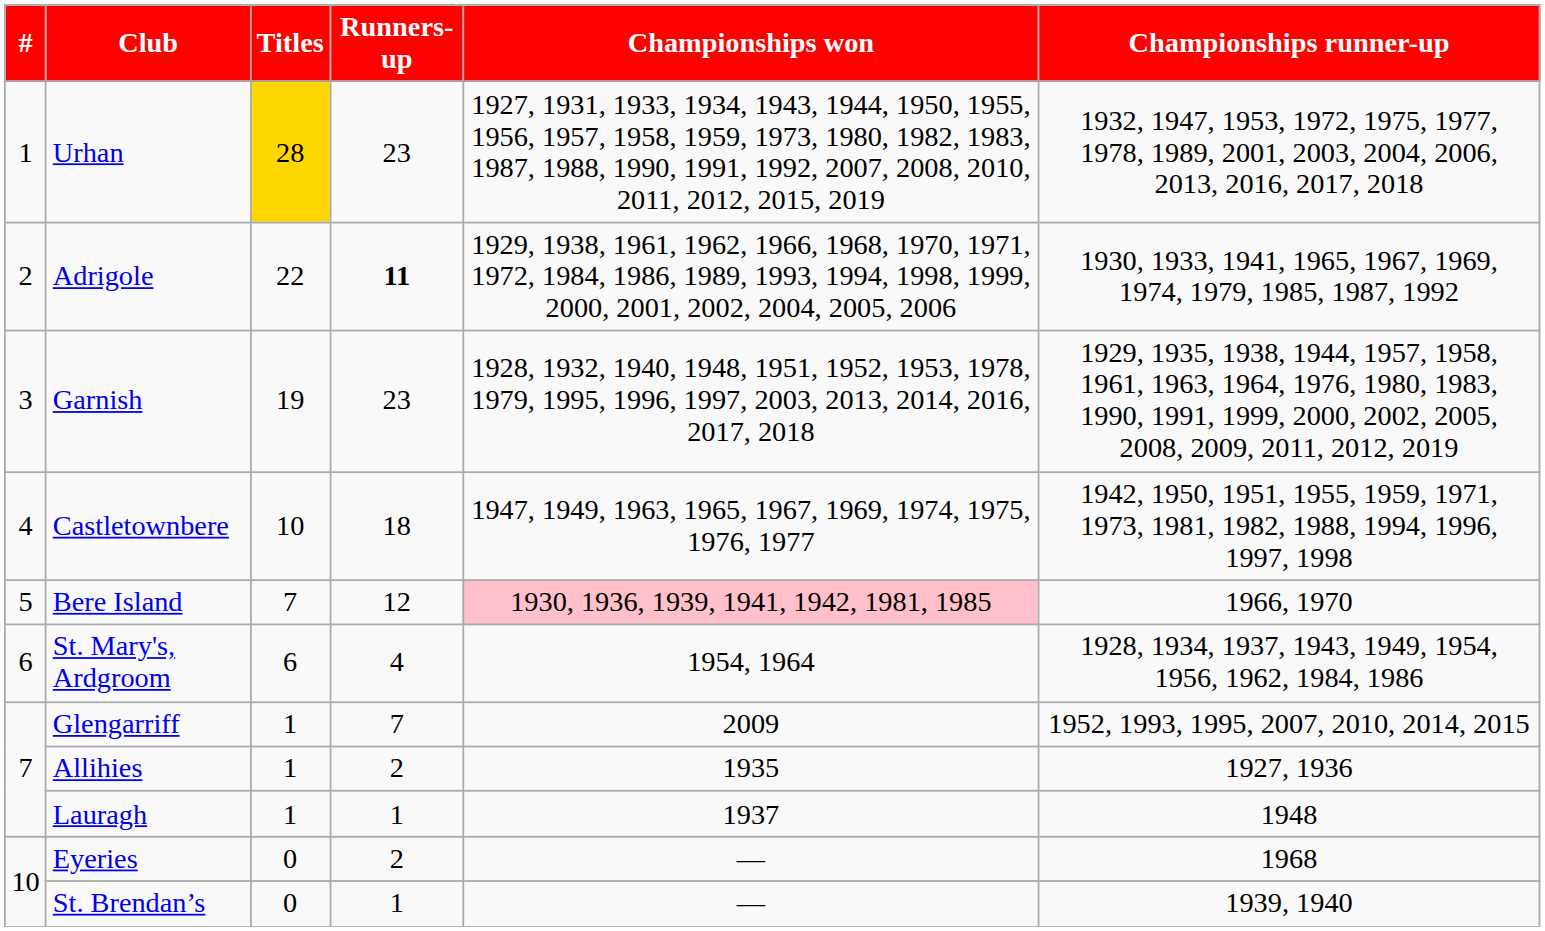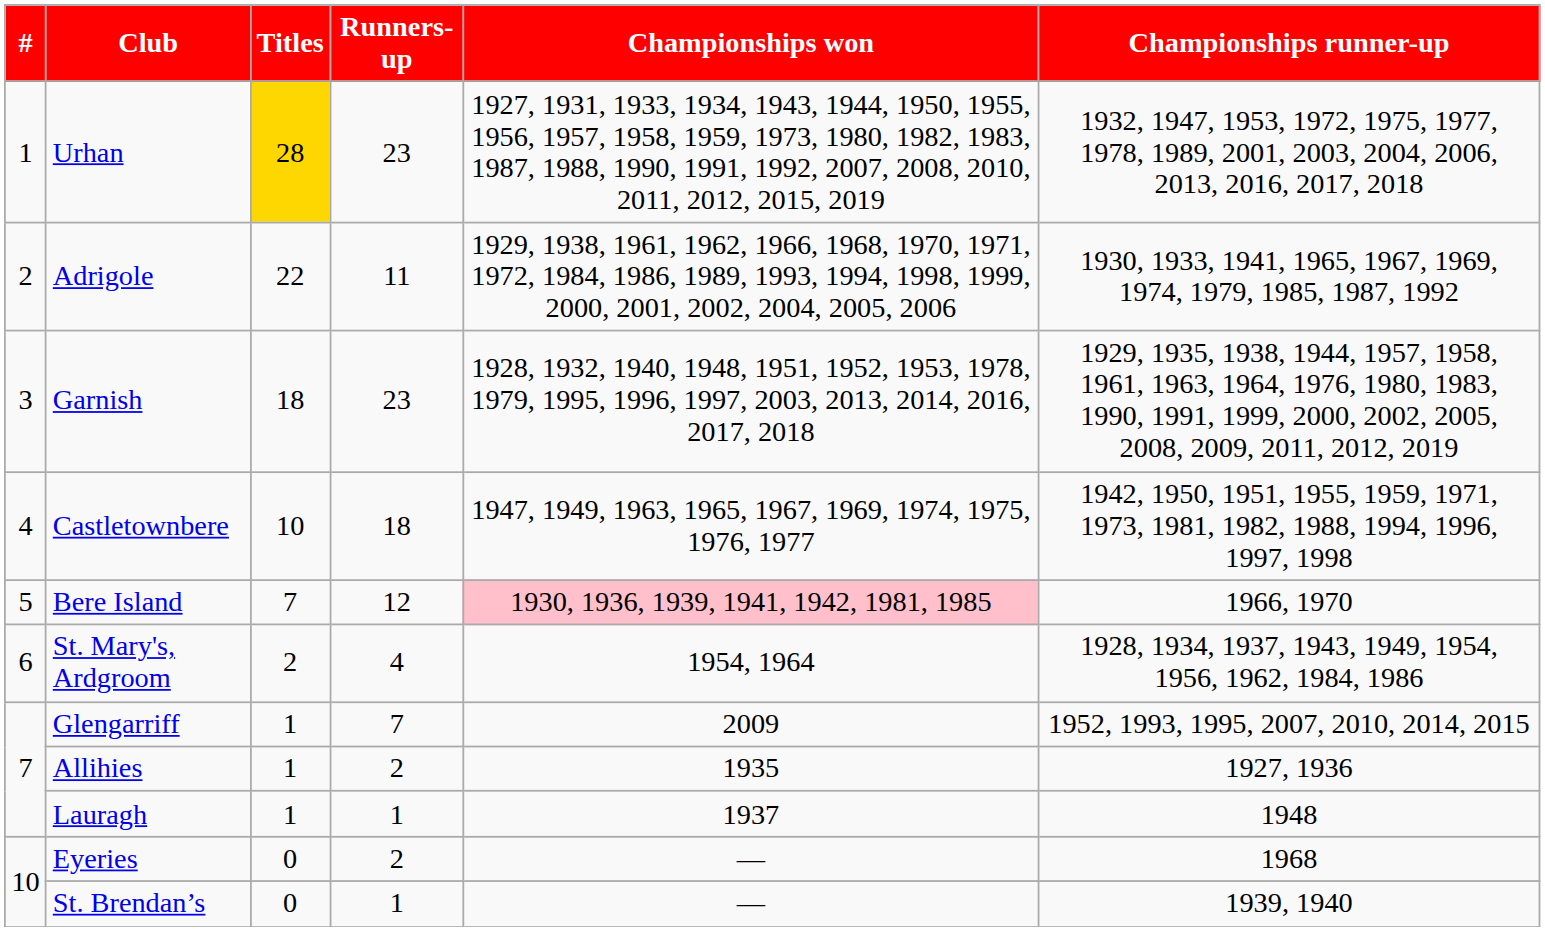(397, 276) bold -> (397, 276) normal
(290, 400) 19 -> (290, 400) 18
(290, 662) 6 -> (290, 662) 2
